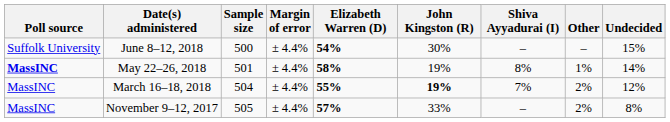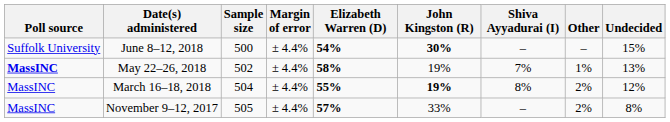(439, 48) normal -> (439, 48) bold
(244, 68) 501 -> (244, 68) 502
(523, 68) 8% -> (523, 68) 7%
(634, 68) 14% -> (634, 68) 13%
(523, 87) 7% -> (523, 87) 8%
